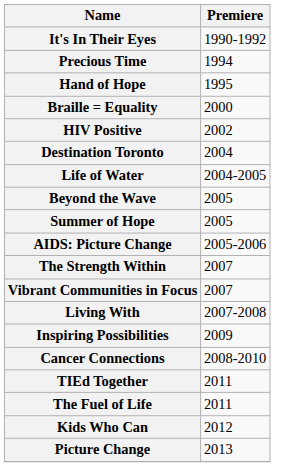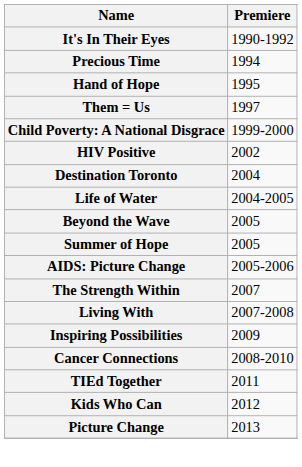+ row: (116, 107)
- row: (103, 107)
+ row: (116, 130)
- row: (103, 289)
- row: (103, 404)
